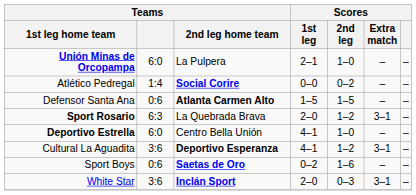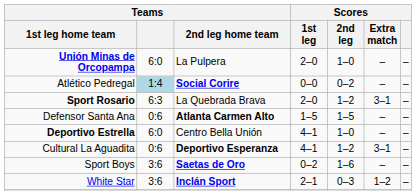(309, 62) 2–1 -> (309, 62) 2–0
(155, 84) no background -> (155, 84) lightblue background
rows swapped: (101, 116) <-> (89, 100)
(155, 149) 3:6 -> (155, 149) 0:6
(155, 165) 0:6 -> (155, 165) 3:6
(309, 181) 2–0 -> (309, 181) 2–1
(382, 181) 3–1 -> (382, 181) 1–2
